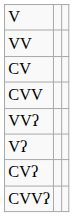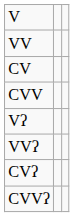rows swapped: (18, 146) <-> (24, 120)
